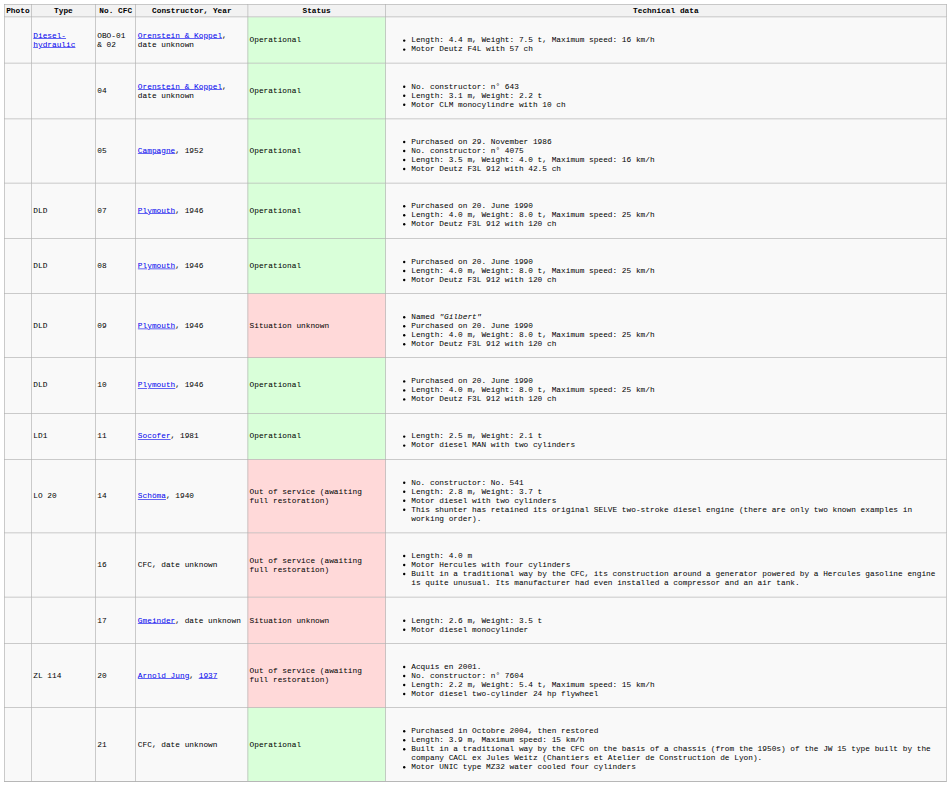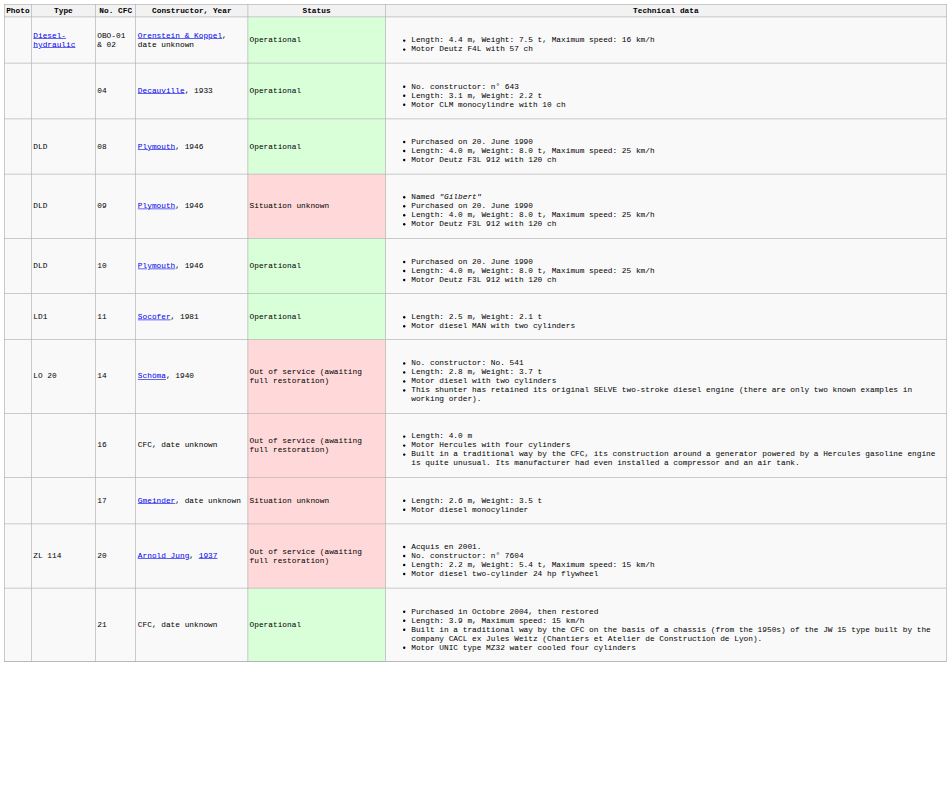(182, 91) Orenstein & Koppel, date unknown -> (175, 91) Decauville, 1933
- row: (102, 151)
- row: (102, 211)
